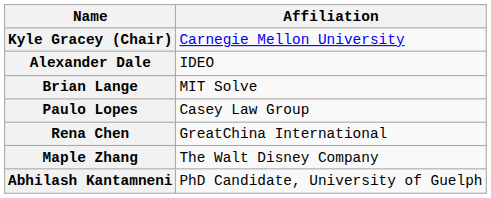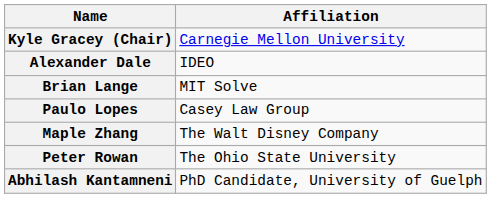- row: (90, 134)
+ row: (90, 157)
